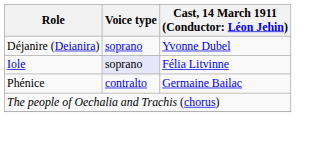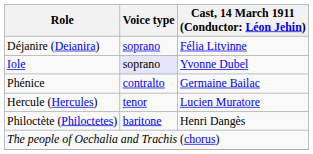(196, 45) Yvonne Dubel -> (213, 45) Félia Litvinne
(196, 64) Félia Litvinne -> (214, 64) Yvonne Dubel
+ row: (52, 102)
+ row: (62, 121)
